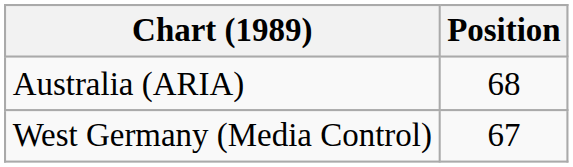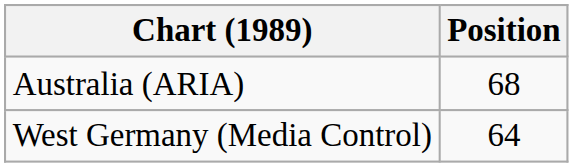(504, 135) 67 -> (504, 135) 64
